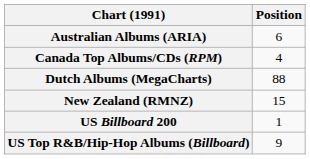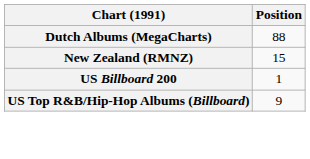- row: (129, 36)
- row: (129, 57)
